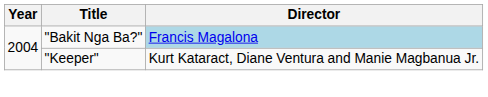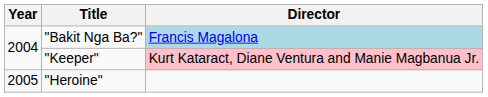(314, 59) no background -> (314, 59) pink background
+ row: (74, 80)
